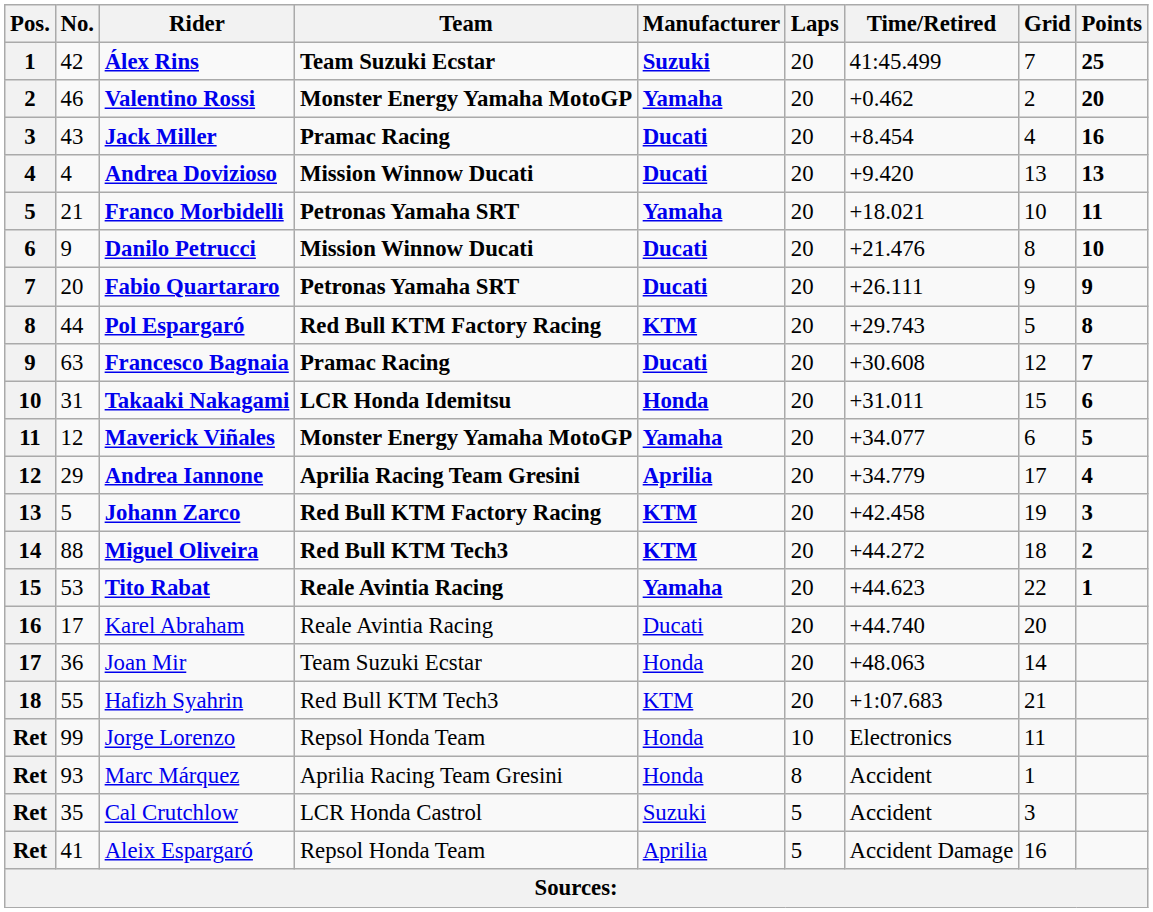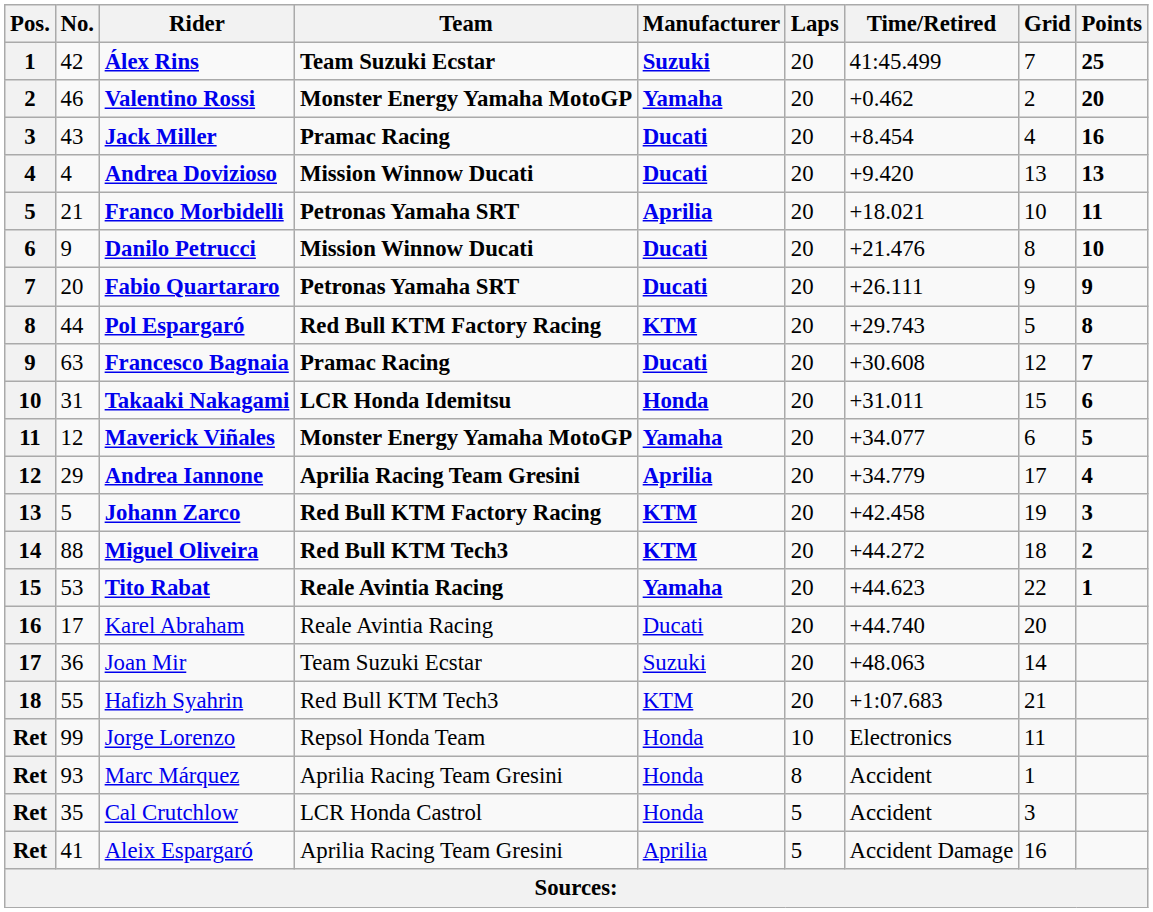(683, 211) Yamaha -> (677, 211) Aprilia
(673, 662) Honda -> (674, 662) Suzuki
(674, 812) Suzuki -> (673, 812) Honda
(393, 850) Repsol Honda Team -> (431, 850) Aprilia Racing Team Gresini
